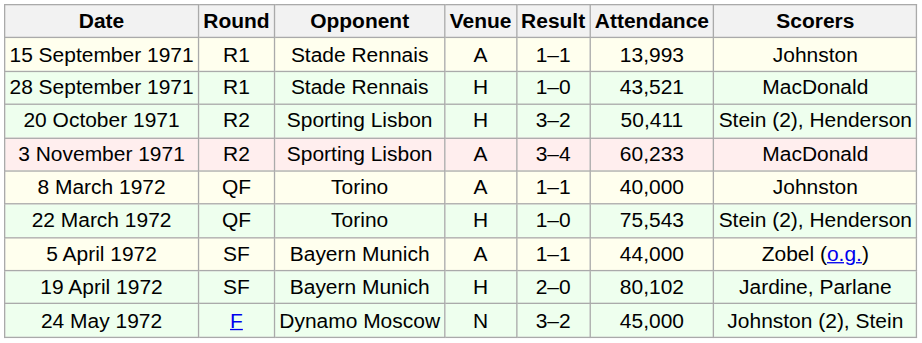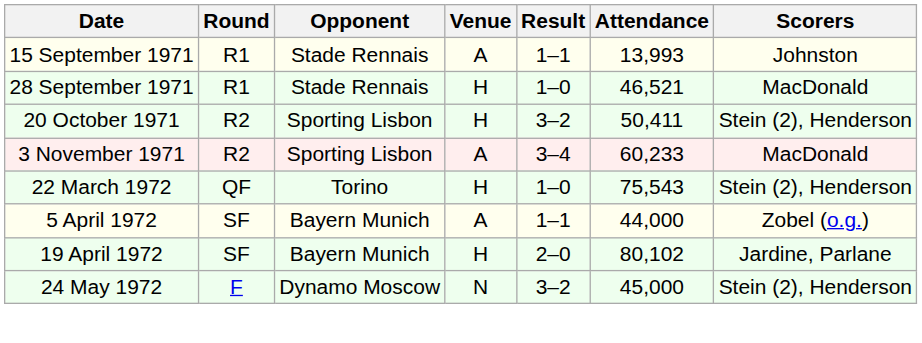(652, 87) 43,521 -> (652, 87) 46,521
- row: (102, 187)
(815, 320) Johnston (2), Stein -> (815, 287) Stein (2), Henderson
